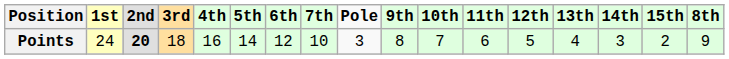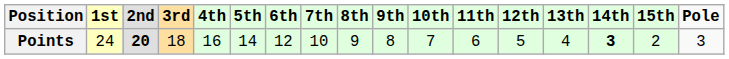columns swapped: (706, 17) <-> (359, 17)
(620, 42) normal -> (611, 42) bold
